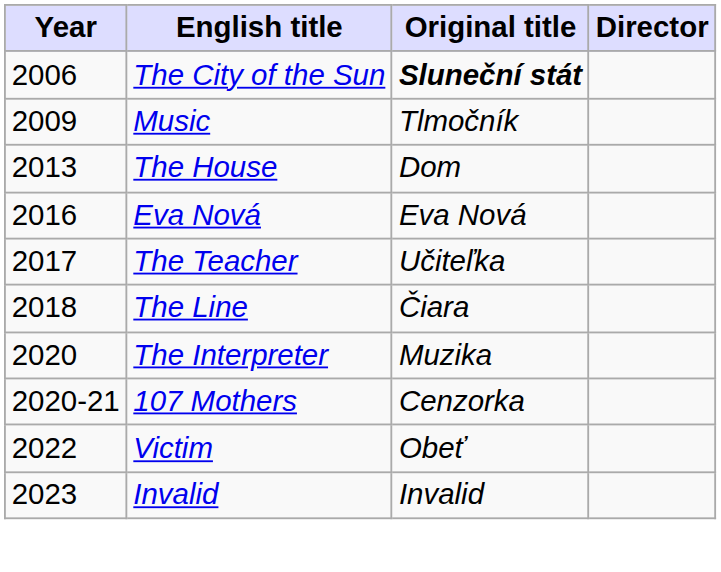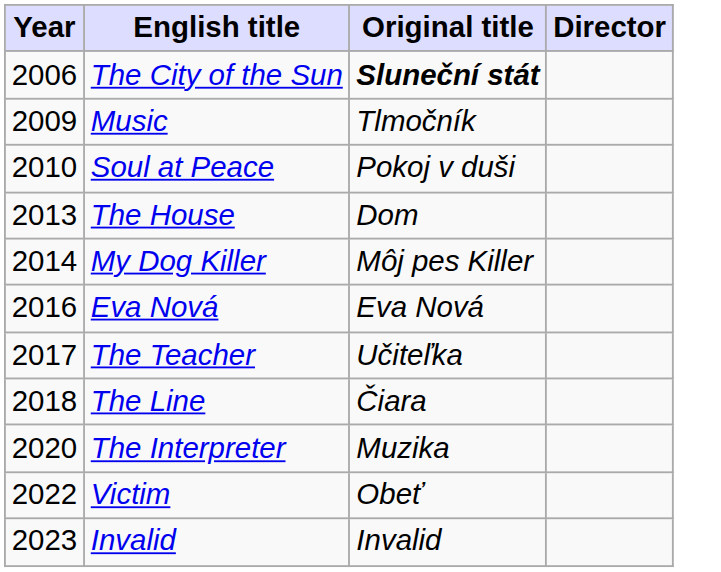+ row: (182, 167)
+ row: (178, 261)
- row: (215, 401)
